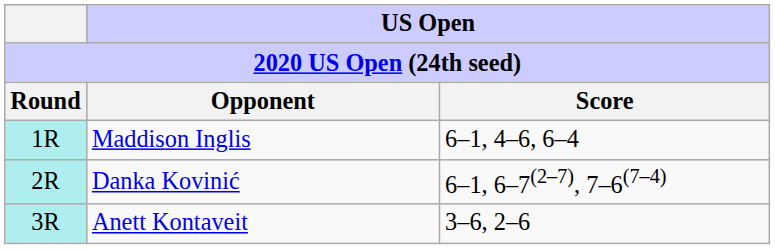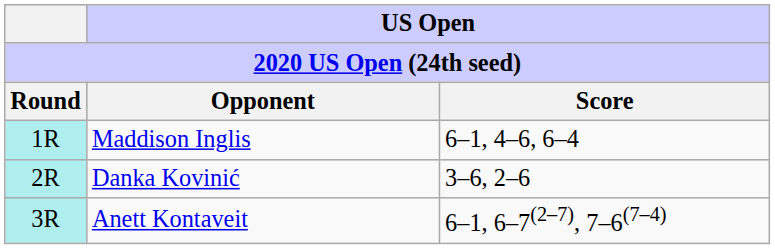(556, 181) 6–1, 6–7(2–7), 7–6(7–4) -> (488, 178) 3–6, 2–6
(488, 223) 3–6, 2–6 -> (556, 219) 6–1, 6–7(2–7), 7–6(7–4)
